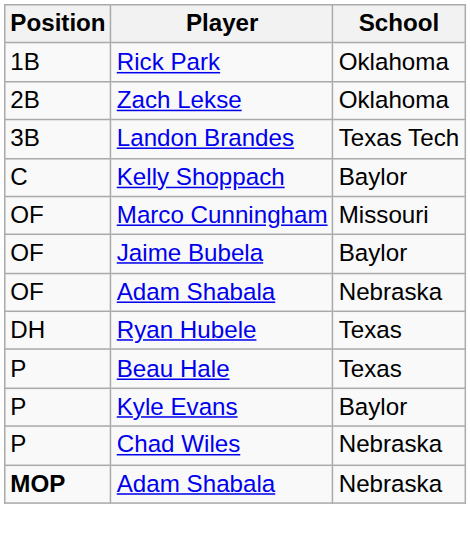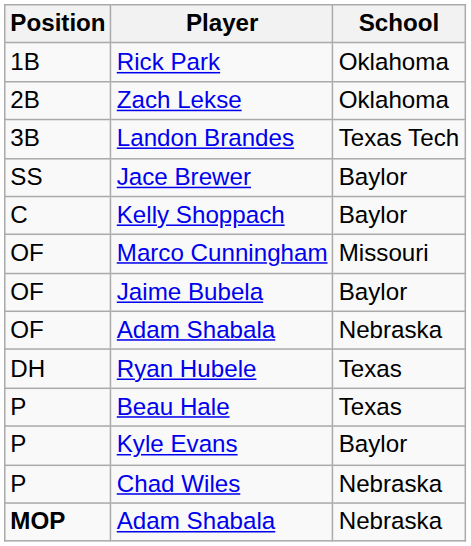+ row: (26, 176)
